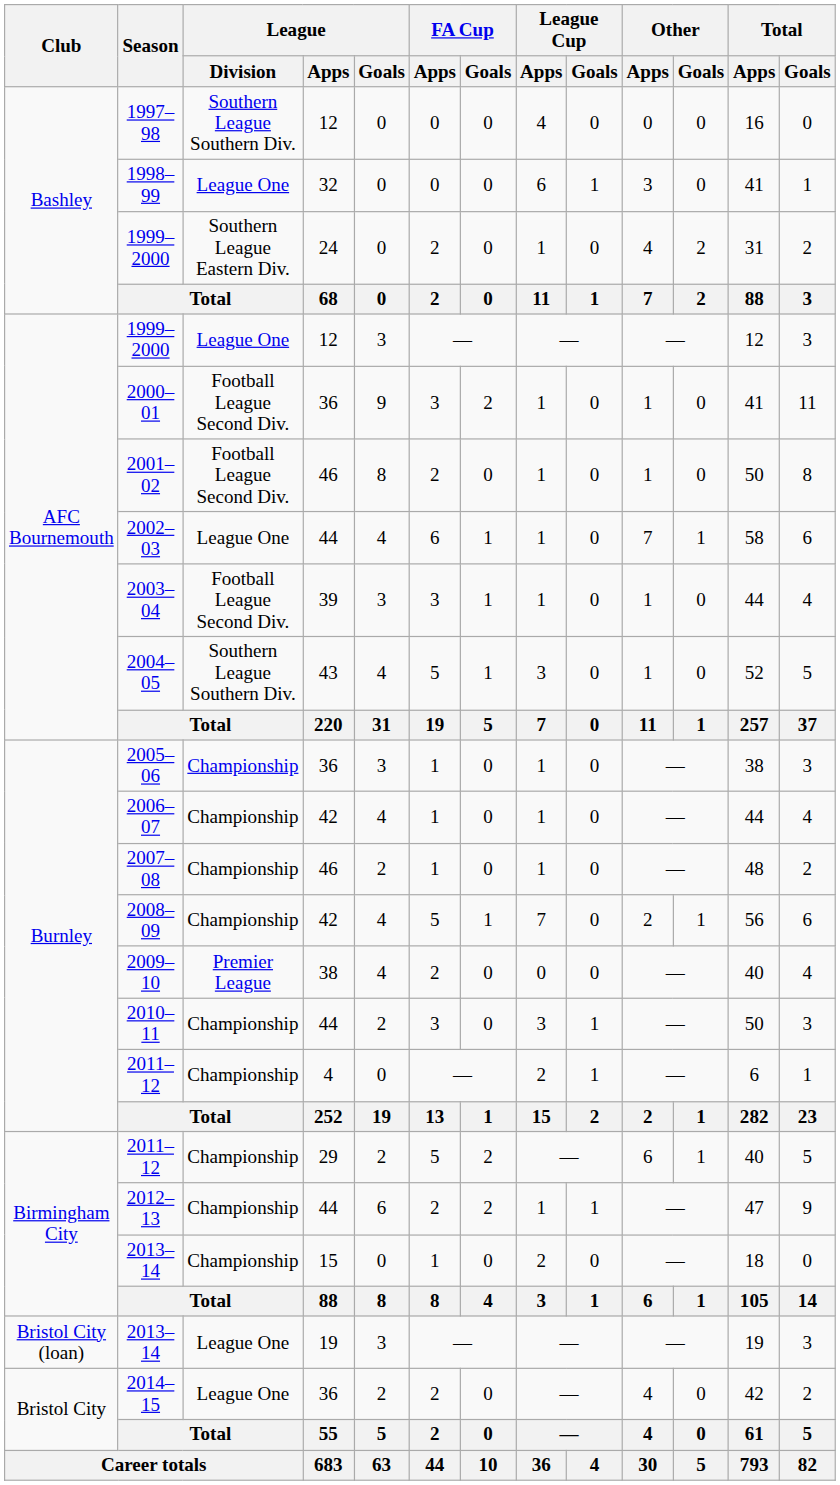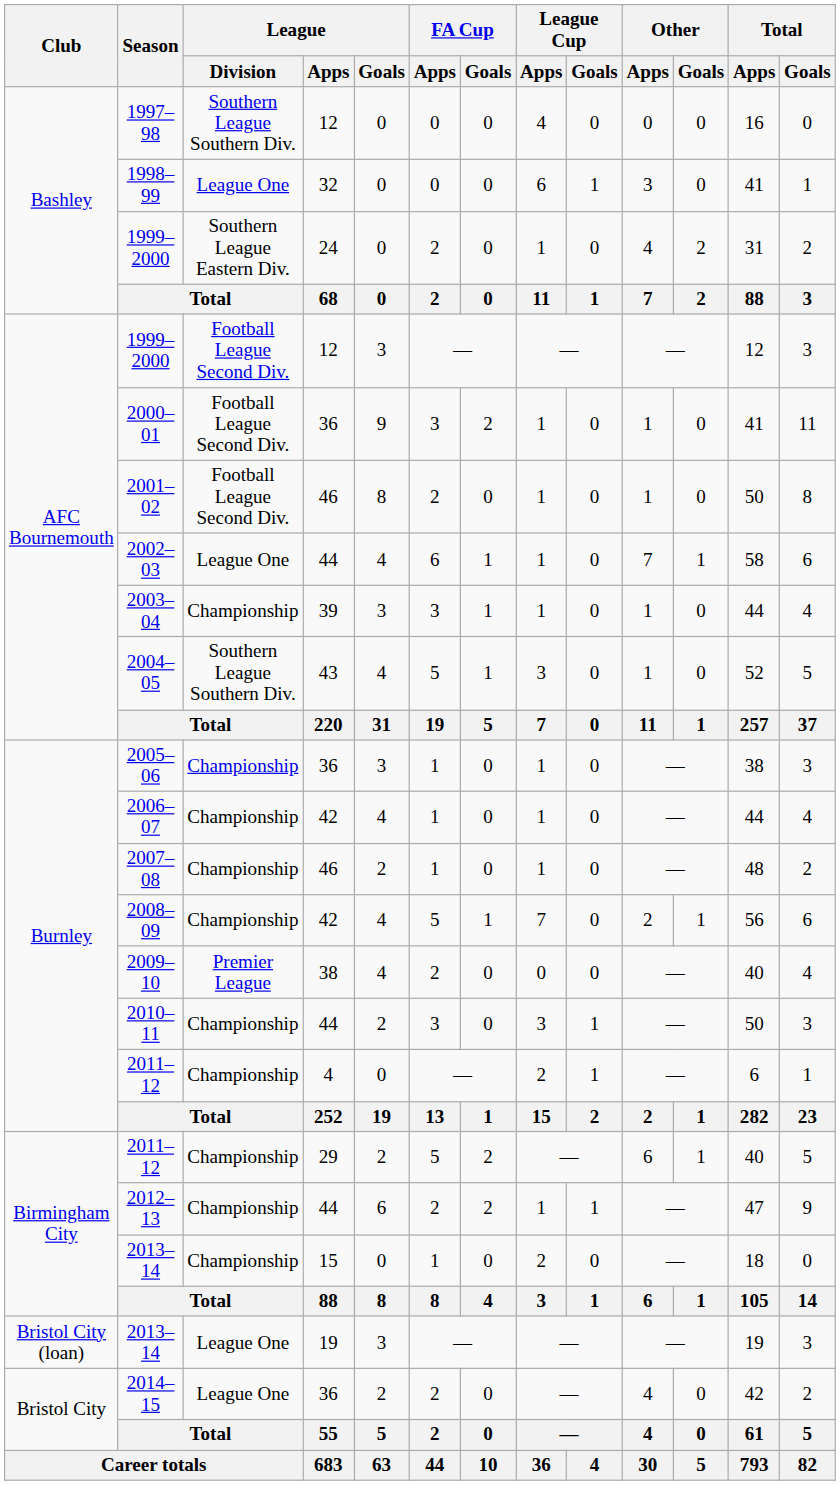(243, 340) League One -> (243, 350) Football League Second Div.
(243, 600) Football League Second Div. -> (243, 610) Championship
